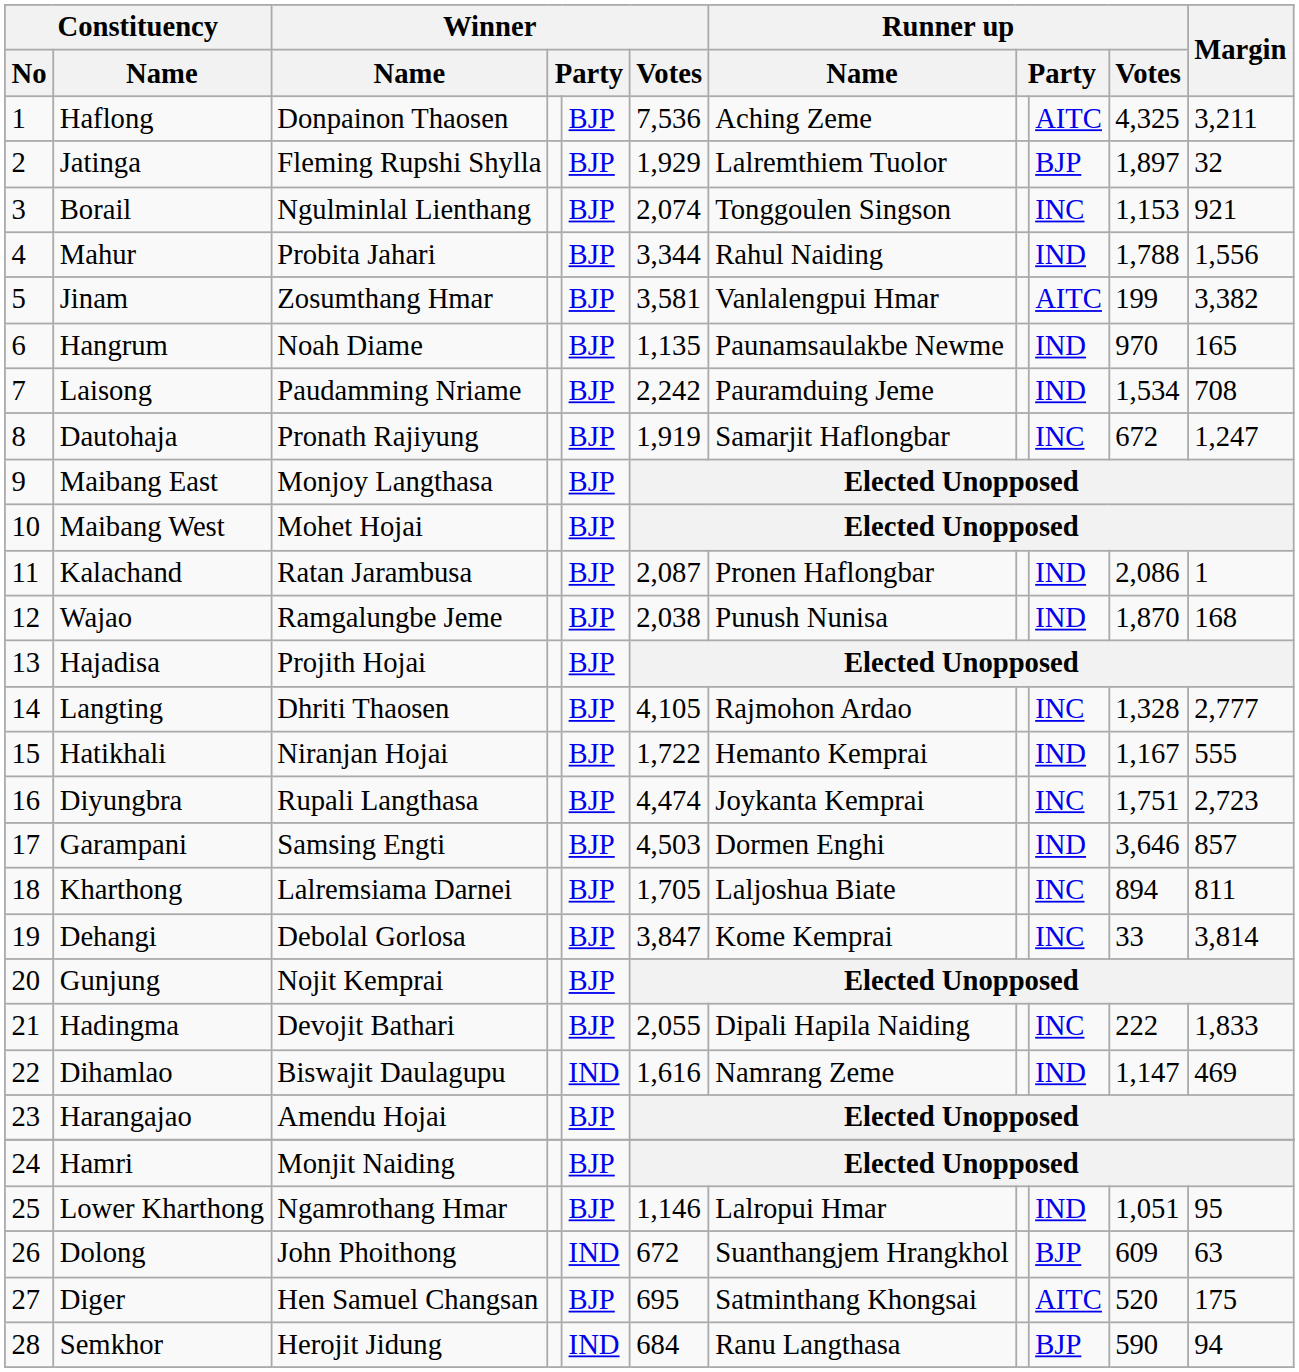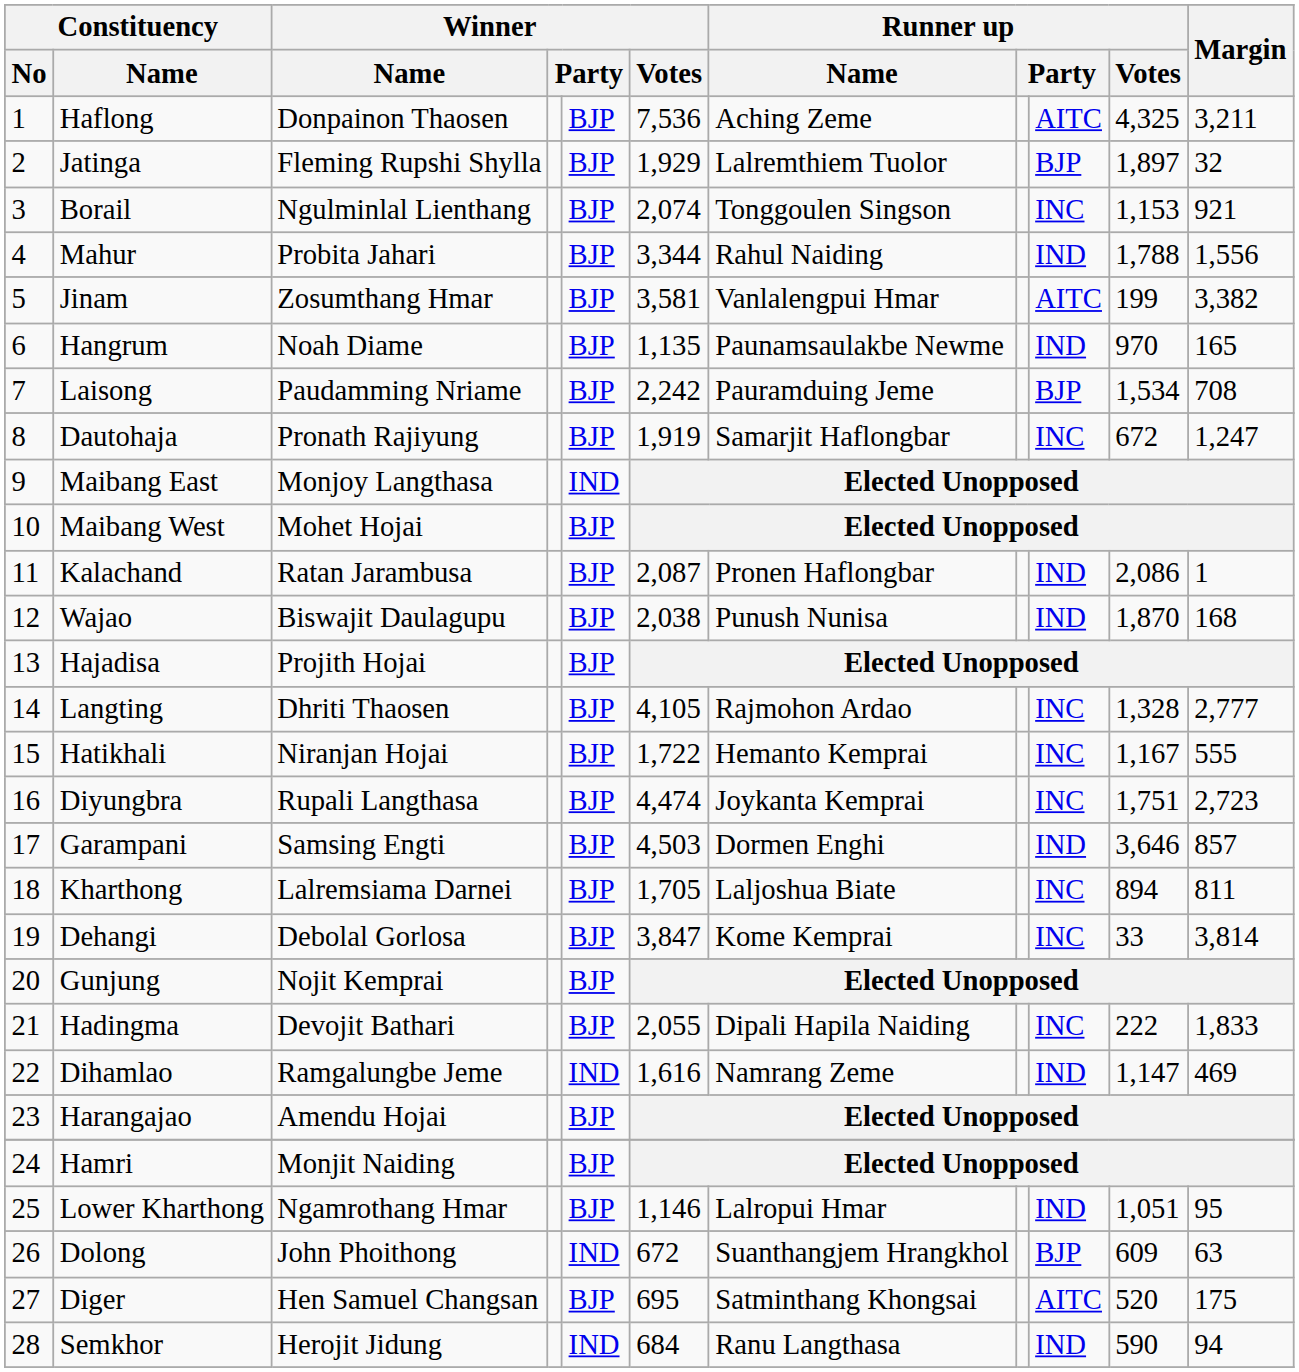(1061, 390) IND -> (1058, 390) BJP
(592, 481) BJP -> (594, 481) IND
(390, 617) Ramgalungbe Jeme -> (391, 617) Biswajit Daulagupu
(1061, 753) IND -> (1060, 753) INC
(391, 1071) Biswajit Daulagupu -> (390, 1071) Ramgalungbe Jeme
(1058, 1344) BJP -> (1061, 1344) IND
